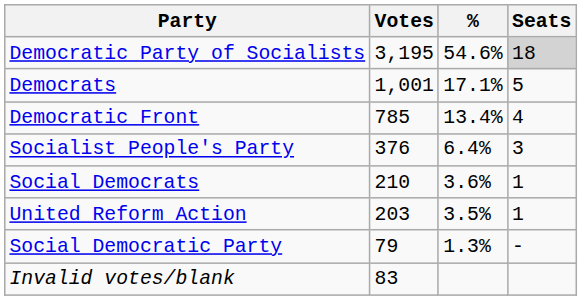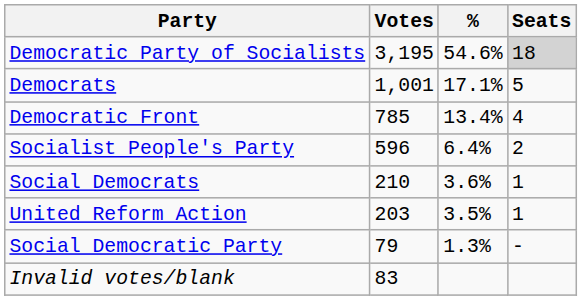(392, 150) 376 -> (392, 150) 596
(518, 150) 3 -> (518, 150) 2
